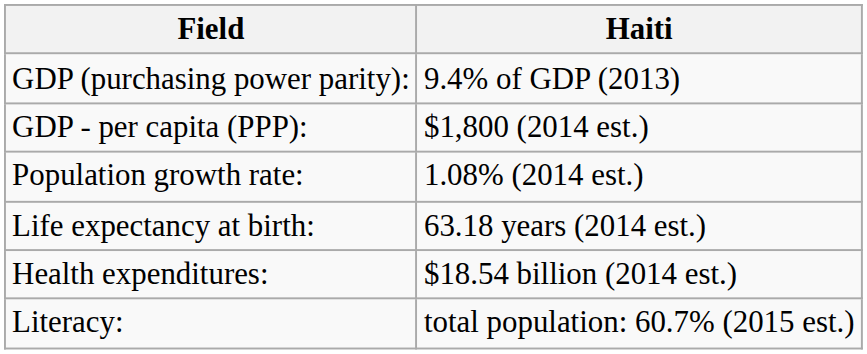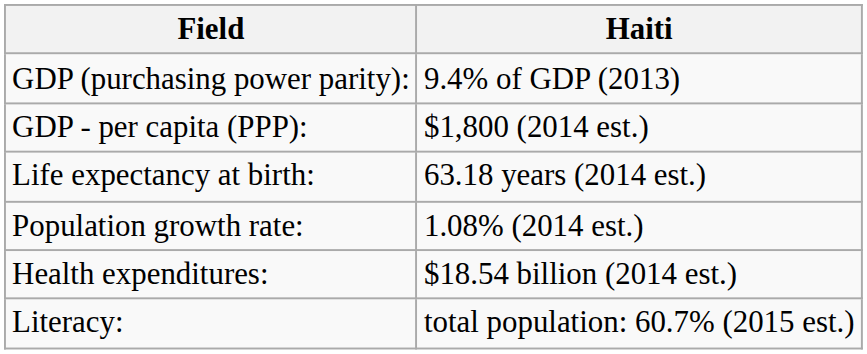rows swapped: (163, 224) <-> (158, 175)
